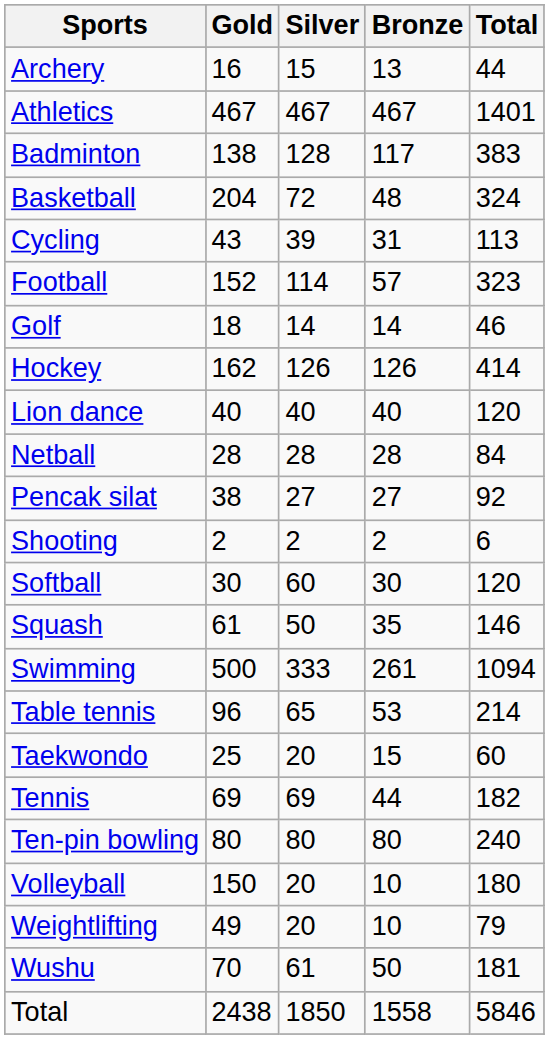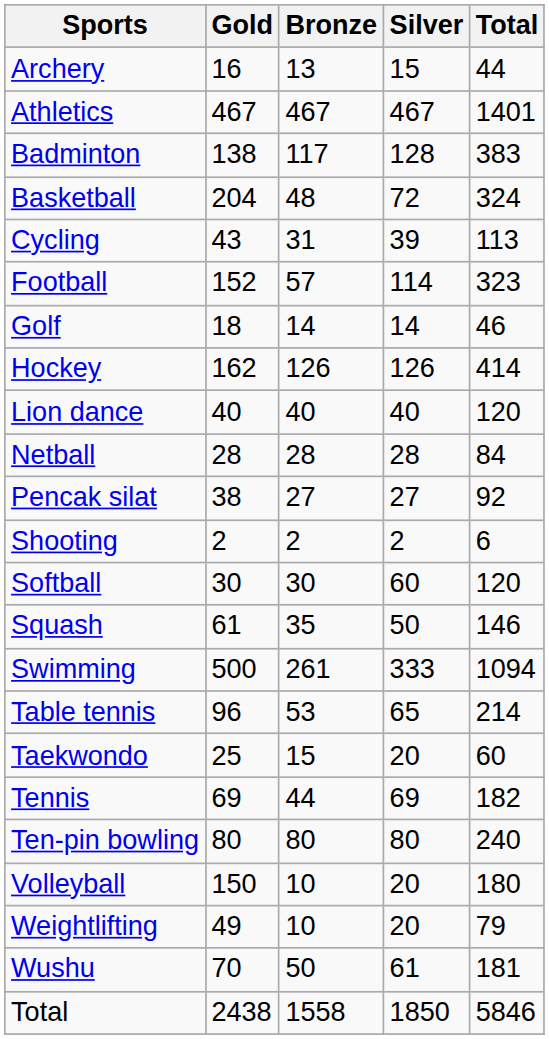columns swapped: (322, 25) <-> (417, 25)
